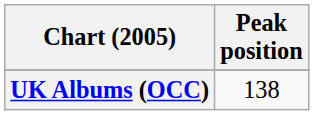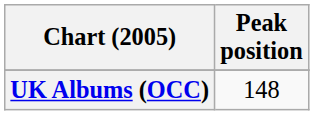(261, 89) 138 -> (261, 89) 148
